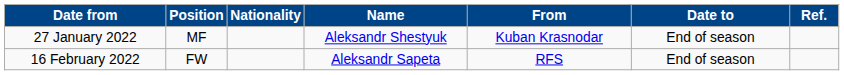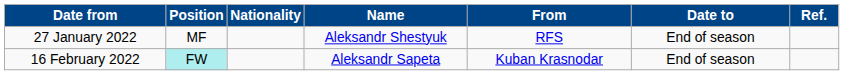(549, 38) Kuban Krasnodar -> (549, 38) RFS
(196, 59) no background -> (196, 59) paleturquoise background
(549, 59) RFS -> (549, 59) Kuban Krasnodar
